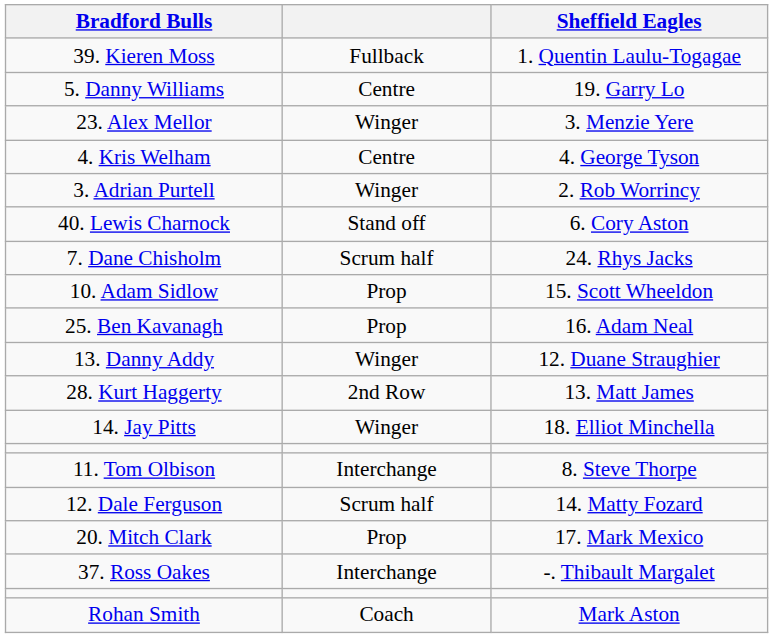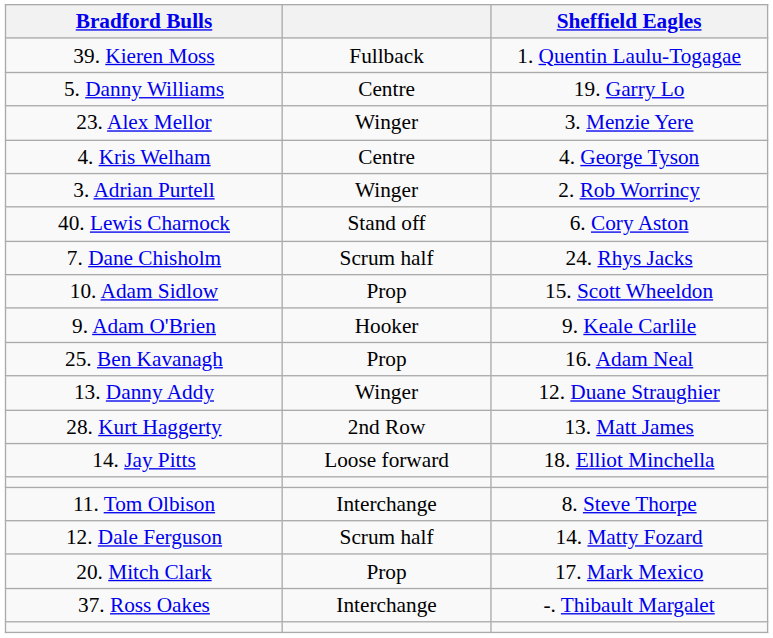+ row: (144, 325)
(387, 426) Winger -> (387, 460) Loose forward
- row: (144, 614)
